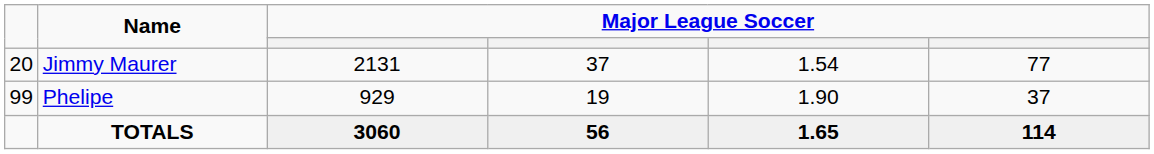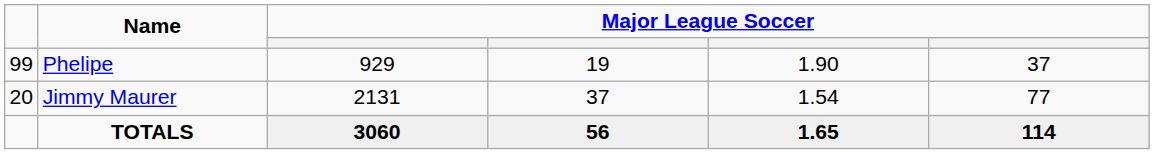rows swapped: (110, 64) <-> (78, 97)
